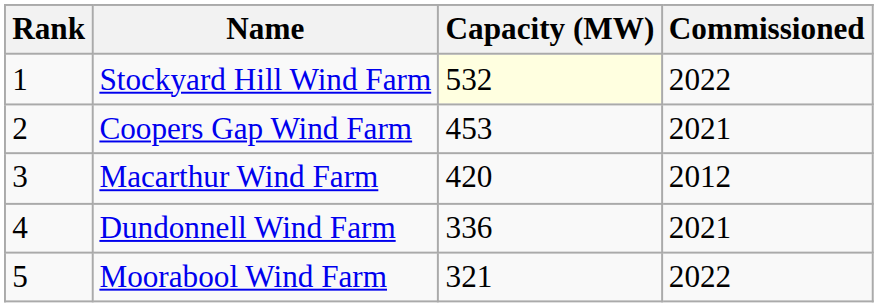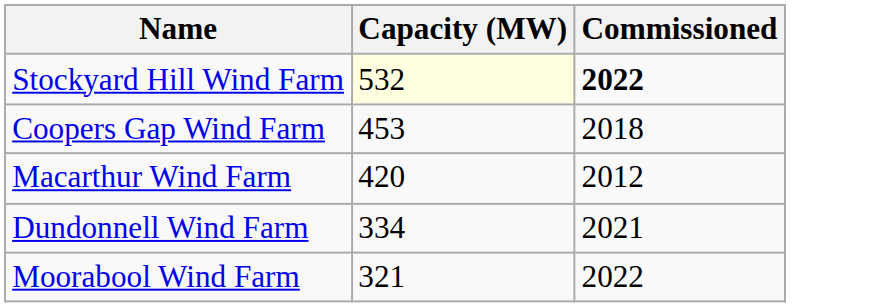- column: (49, 29)
(700, 78) normal -> (613, 78) bold
(700, 128) 2021 -> (613, 128) 2018
(469, 227) 336 -> (382, 227) 334
